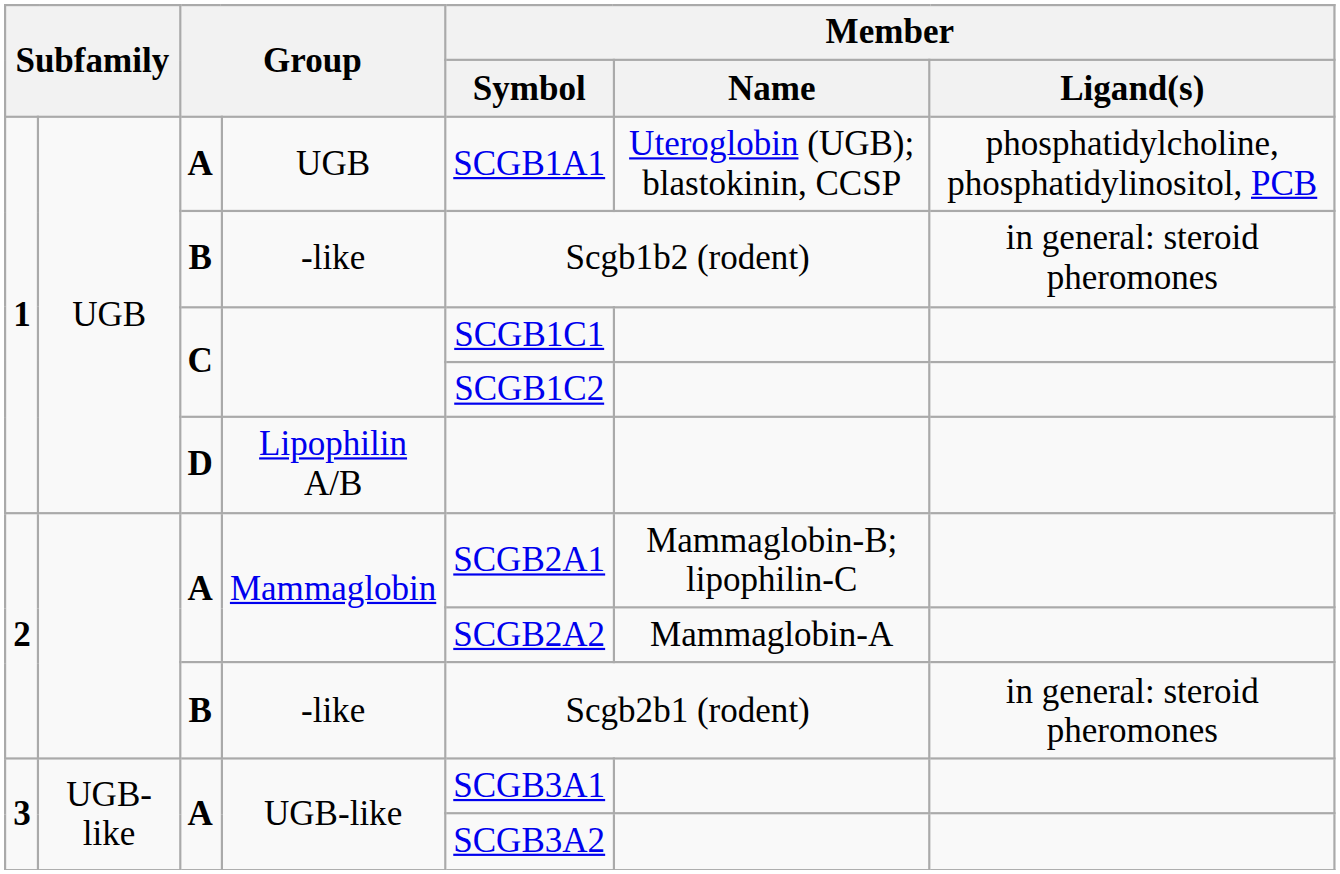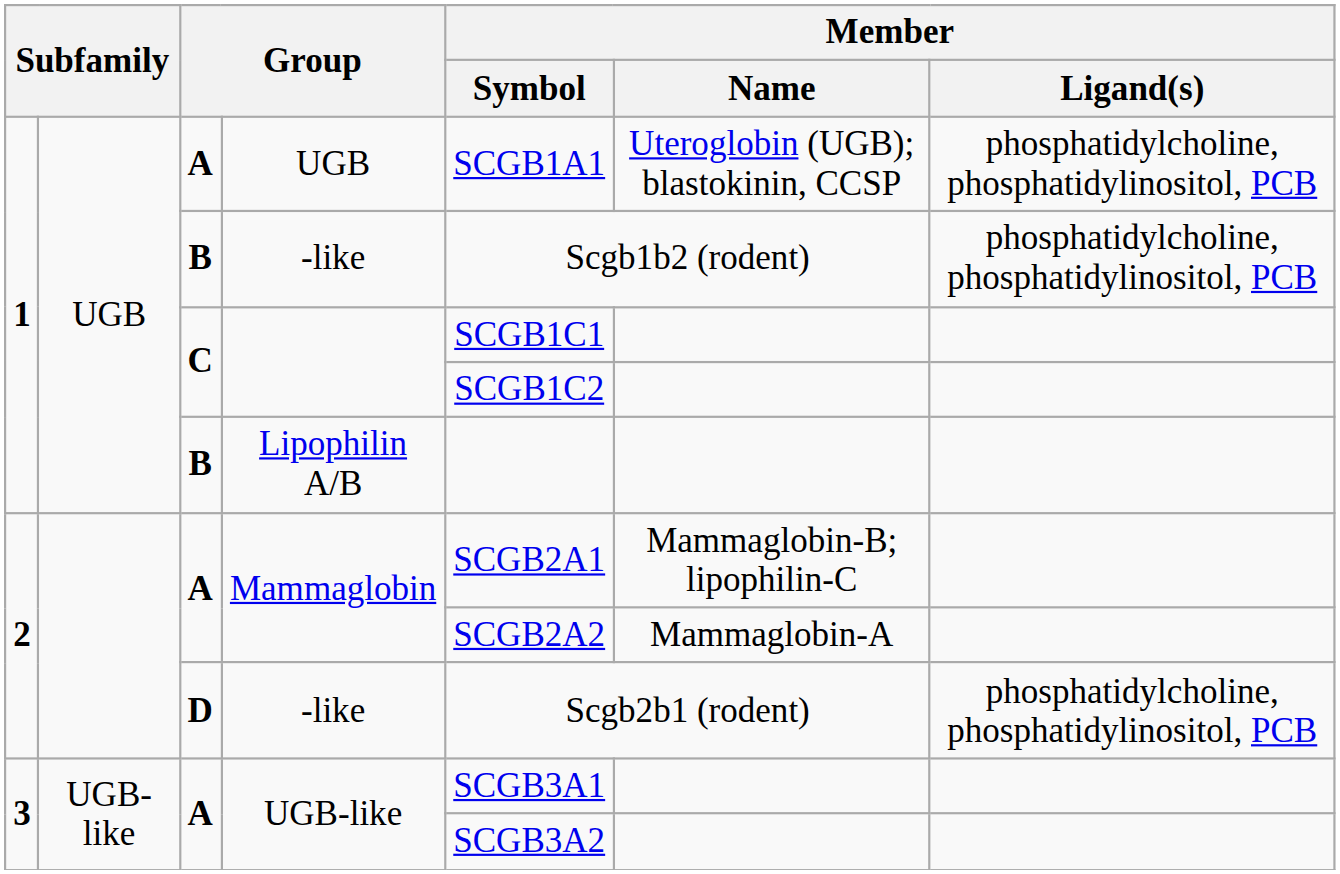(1132, 258) in general: steroid pheromones -> (1132, 258) phosphatidylcholine, phosphatidylinositol, PCB
(200, 464) D -> (200, 464) B
(200, 709) B -> (200, 709) D
(1132, 709) in general: steroid pheromones -> (1132, 709) phosphatidylcholine, phosphatidylinositol, PCB
